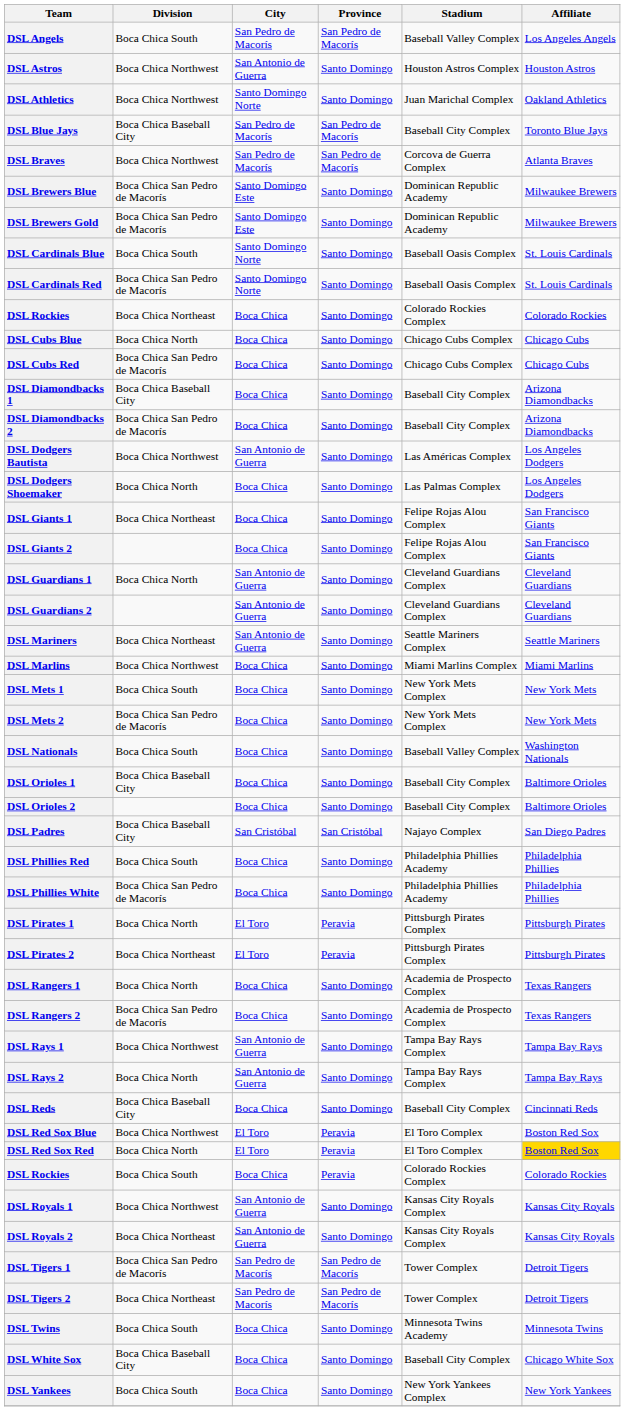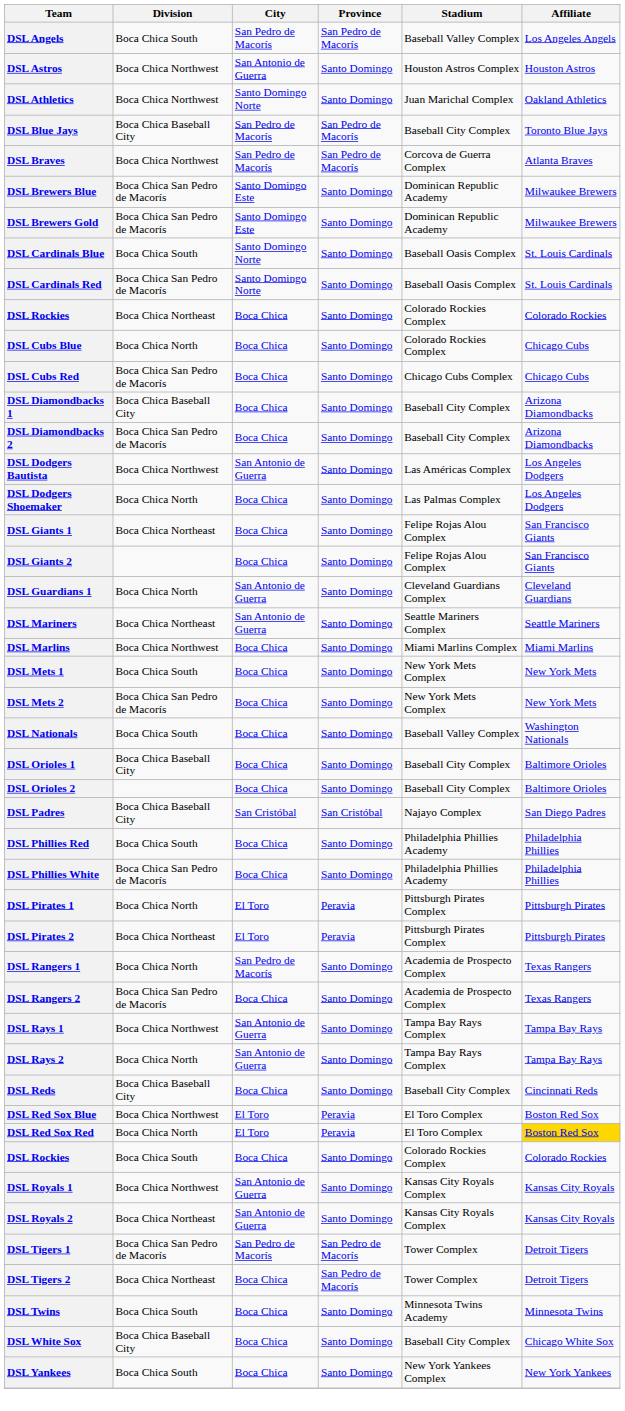(459, 339) Chicago Cubs Complex -> (445, 345) Colorado Rockies Complex
- row: (49, 610)
(261, 985) Boca Chica -> (265, 967) San Pedro de Macorís
(338, 1175) Peravia -> (357, 1157) Santo Domingo
(265, 1298) San Pedro de Macorís -> (261, 1280) Boca Chica
